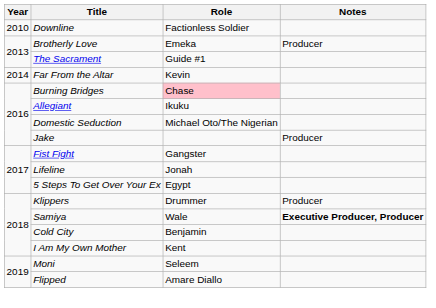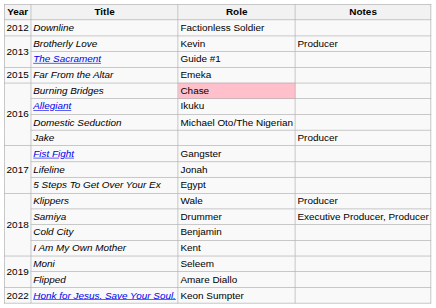(18, 28) 2010 -> (18, 28) 2012
(181, 43) Emeka -> (193, 43) Kevin
(18, 75) 2014 -> (18, 75) 2015
(178, 75) Kevin -> (196, 75) Emeka
(186, 201) Drummer -> (192, 201) Wale
(176, 216) Wale -> (201, 216) Drummer
(353, 216) bold -> (363, 216) normal
+ row: (105, 295)
